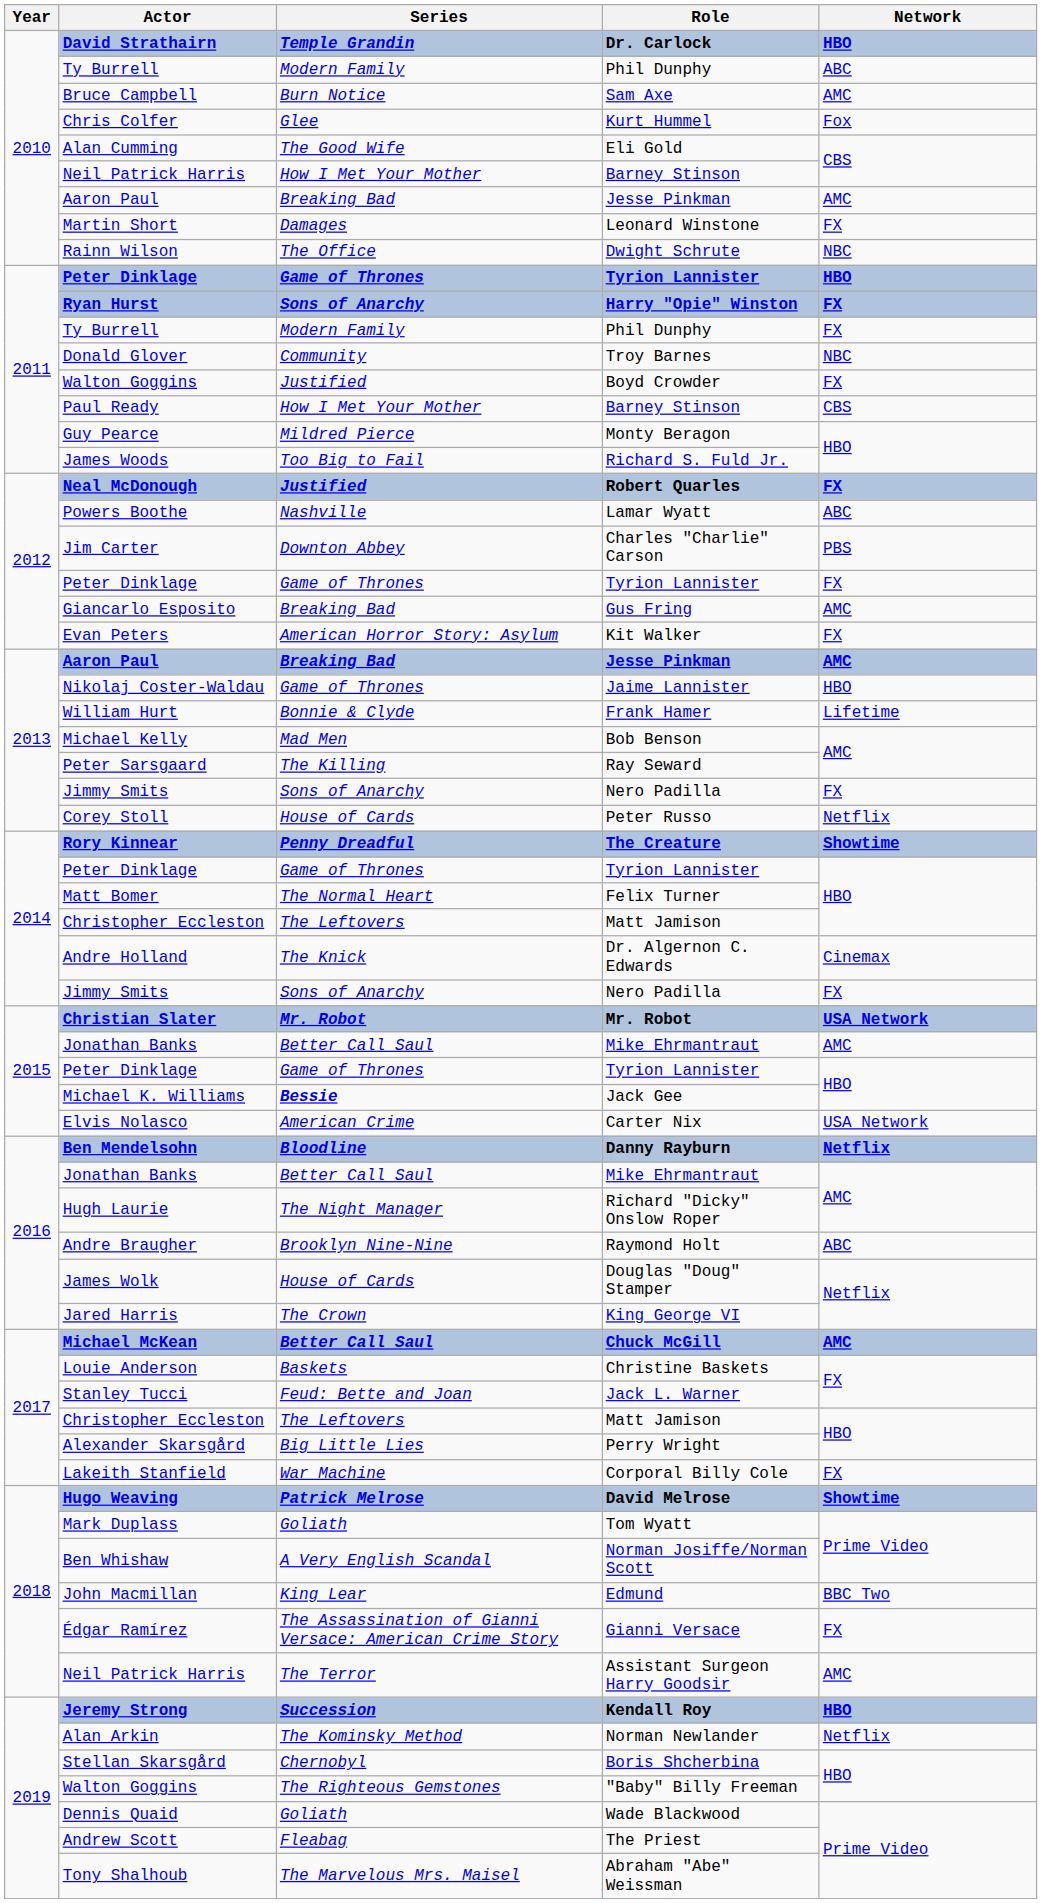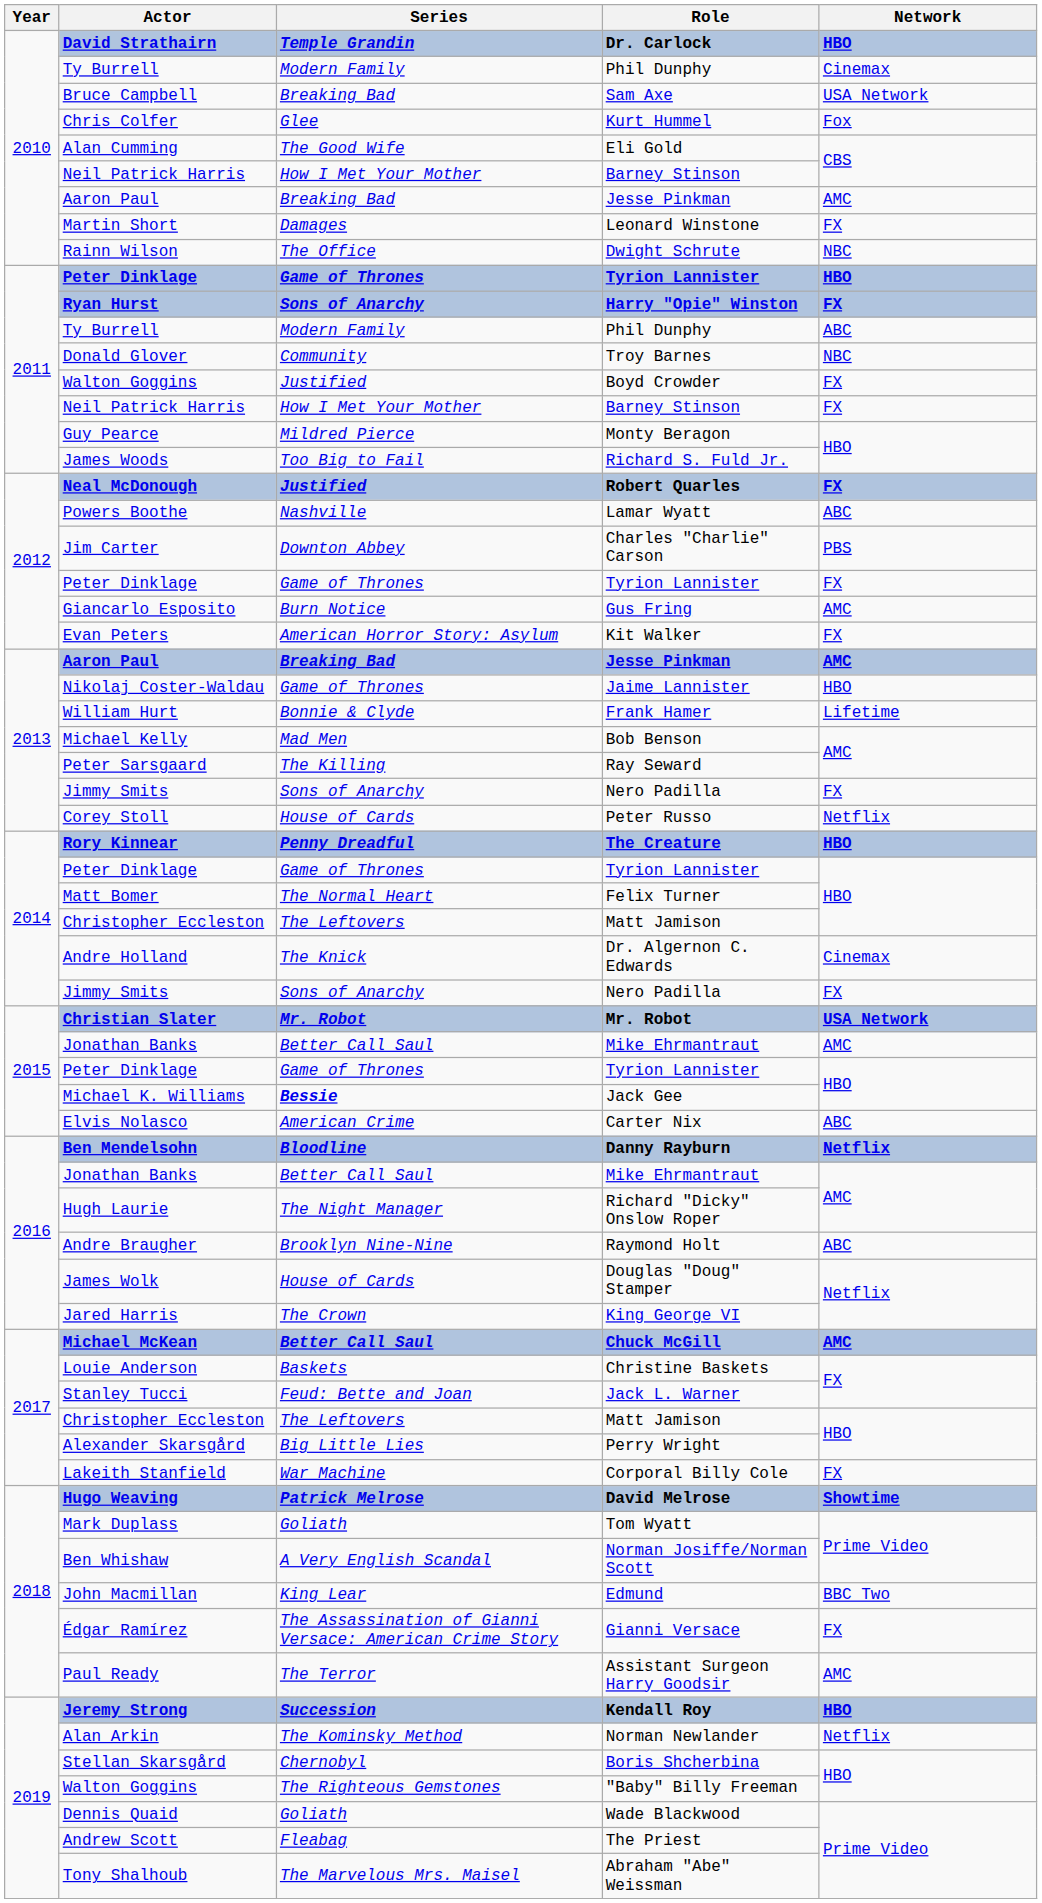(837, 70) ABC -> (856, 70) Cinemax
(333, 96) Burn Notice -> (337, 96) Breaking Bad
(837, 96) AMC -> (876, 96) USA Network
(832, 330) FX -> (837, 330) ABC
(111, 409) Paul Ready -> (154, 409) Neil Patrick Harris
(837, 409) CBS -> (832, 409) FX
(337, 609) Breaking Bad -> (333, 609) Burn Notice
(861, 844) Showtime -> (837, 844) HBO
(876, 1123) USA Network -> (837, 1123) ABC
(154, 1675) Neil Patrick Harris -> (111, 1675) Paul Ready
